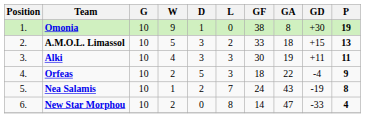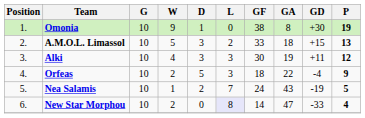(346, 58) 11 -> (346, 58) 12
(346, 89) 8 -> (346, 89) 5
(230, 105) no background -> (230, 105) lavender background
